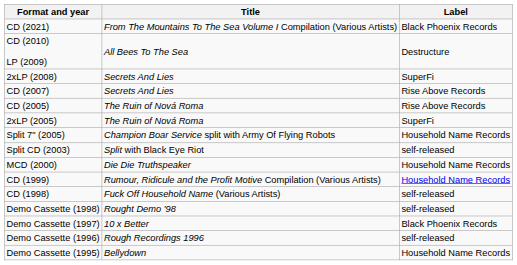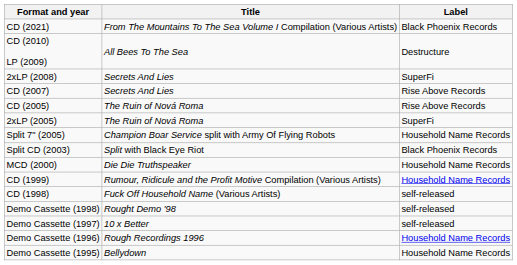(428, 150) self-released -> (449, 150) Black Phoenix Records
(449, 223) Black Phoenix Records -> (428, 223) self-released
(428, 238) self-released -> (456, 238) Household Name Records
